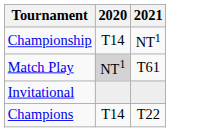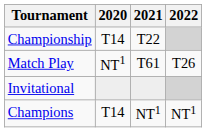+ column: (184, 15)
(148, 40) NT1 -> (148, 38) T22
(113, 67) lightgrey background -> (113, 63) no background
(148, 115) T22 -> (148, 113) NT1
